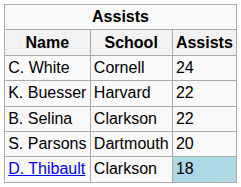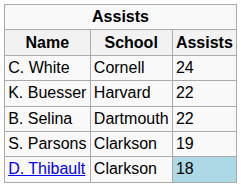(125, 118) Clarkson -> (131, 118) Dartmouth
(131, 144) Dartmouth -> (125, 144) Clarkson
(185, 144) 20 -> (185, 144) 19
